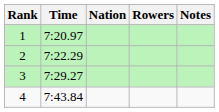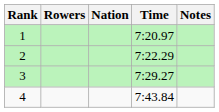columns swapped: (153, 14) <-> (63, 14)
